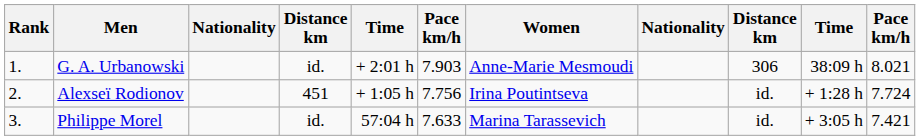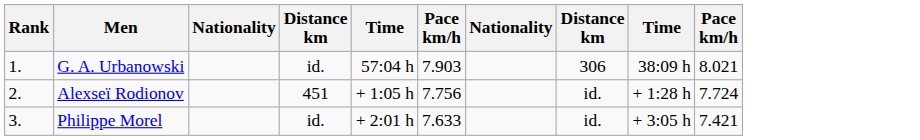- column: (551, 28)
(385, 65) + 2:01 h -> (388, 65) 57:04 h
(388, 120) 57:04 h -> (385, 120) + 2:01 h
